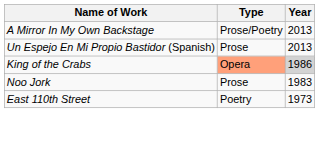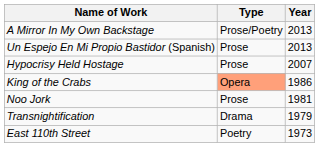+ row: (65, 64)
(300, 64) lightgrey background -> (300, 82) no background
(300, 82) 1983 -> (300, 99) 1981
+ row: (51, 116)
